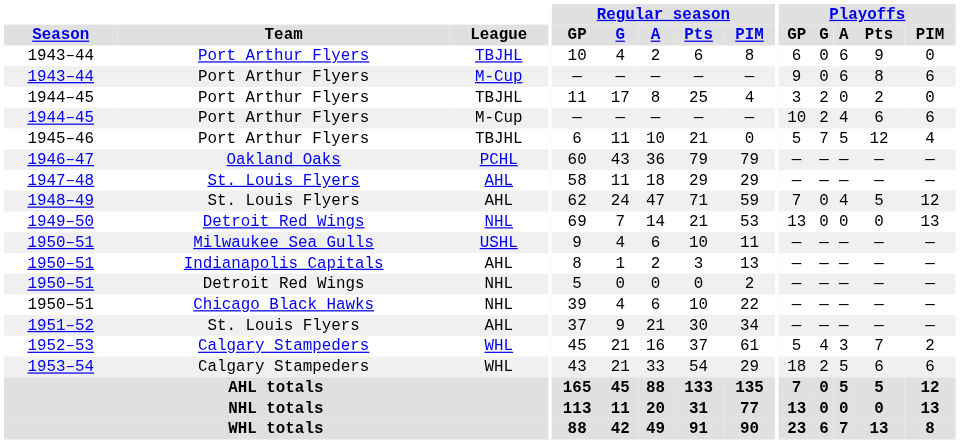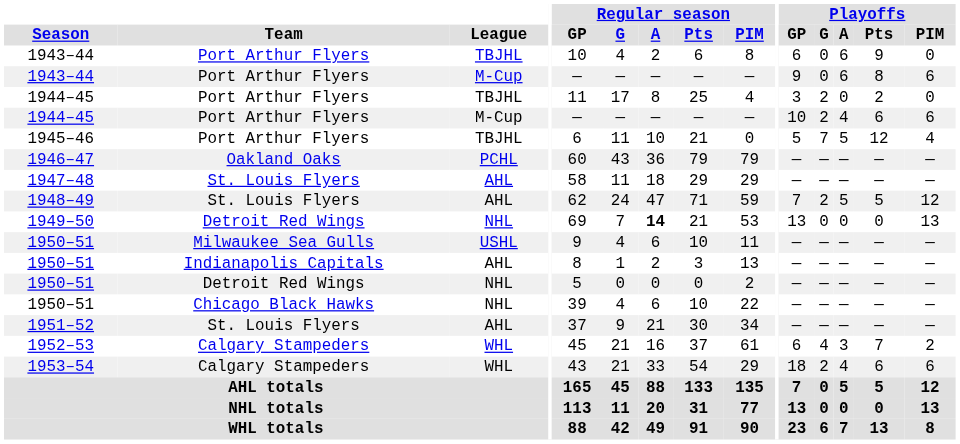(824, 201) 0 -> (824, 201) 2
(844, 201) 4 -> (844, 201) 5
(656, 222) normal -> (656, 222) bold
(797, 346) 5 -> (797, 346) 6
(844, 367) 5 -> (844, 367) 4
